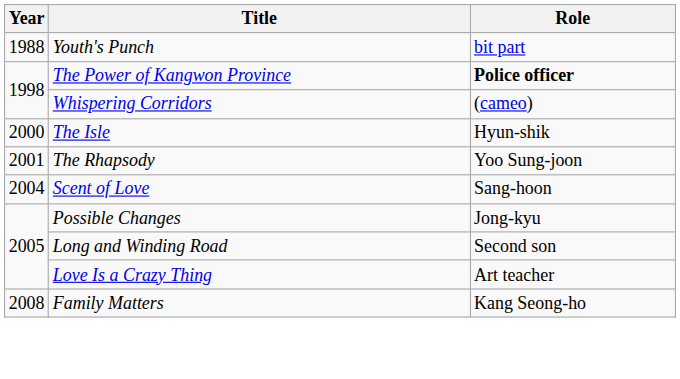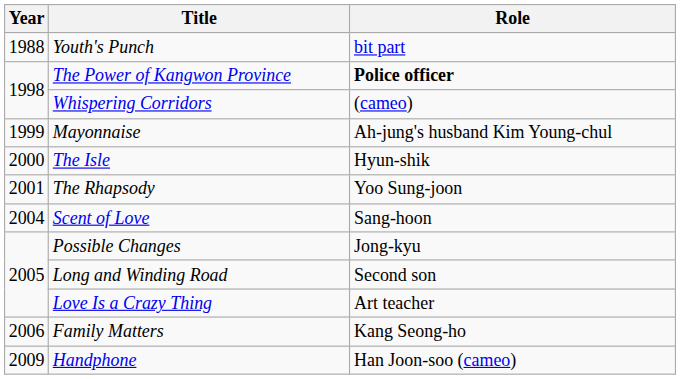+ row: (97, 132)
(27, 302) 2008 -> (27, 331) 2006
+ row: (95, 359)
